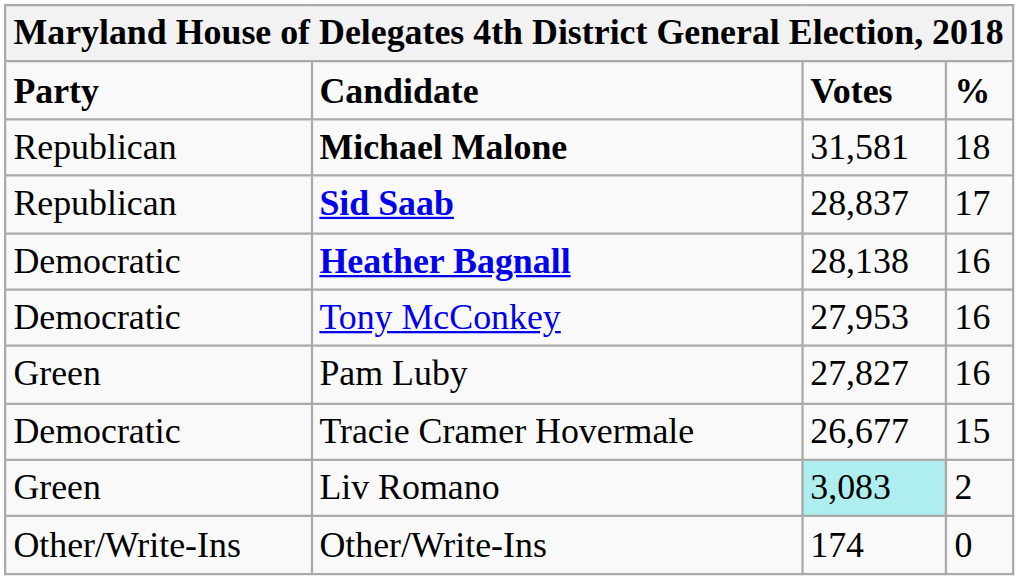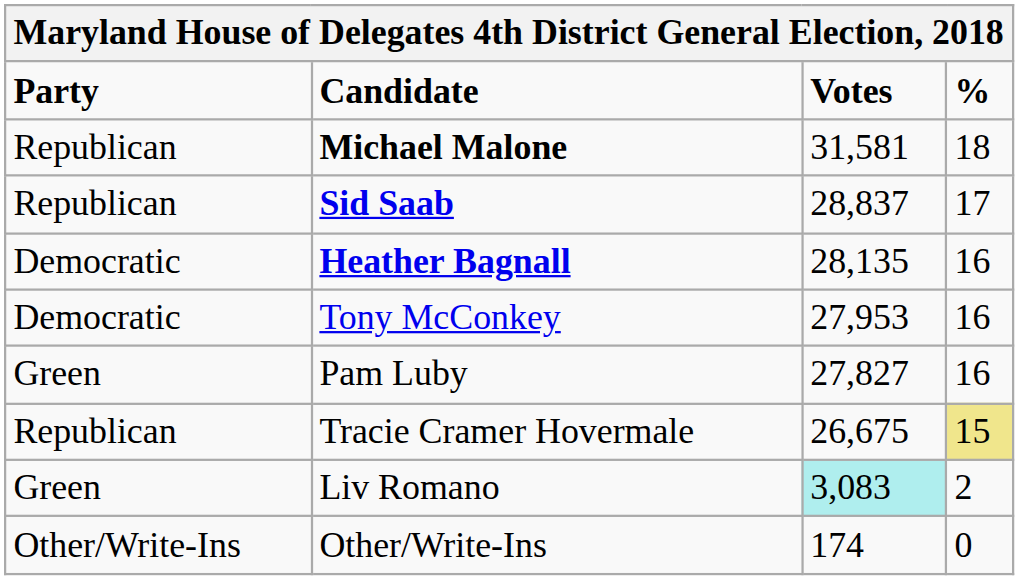(860, 260) 28,138 -> (860, 260) 28,135
(97, 430) Democratic -> (95, 430) Republican
(860, 430) 26,677 -> (860, 430) 26,675
(973, 430) no background -> (973, 430) khaki background
